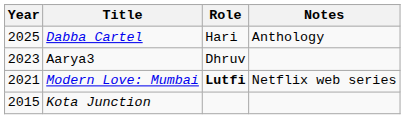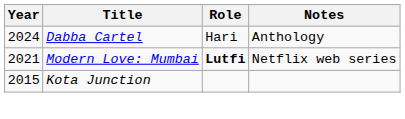(24, 37) 2025 -> (24, 37) 2024
- row: (70, 59)
